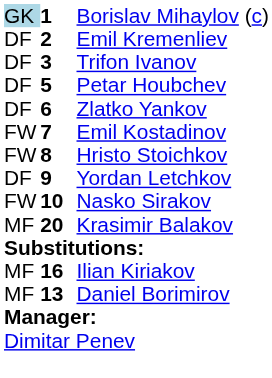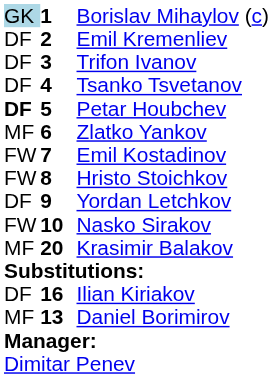+ row: (159, 85)
(18, 85) normal -> (18, 108) bold
(18, 108) DF -> (19, 132) MF
(19, 271) MF -> (18, 294) DF
